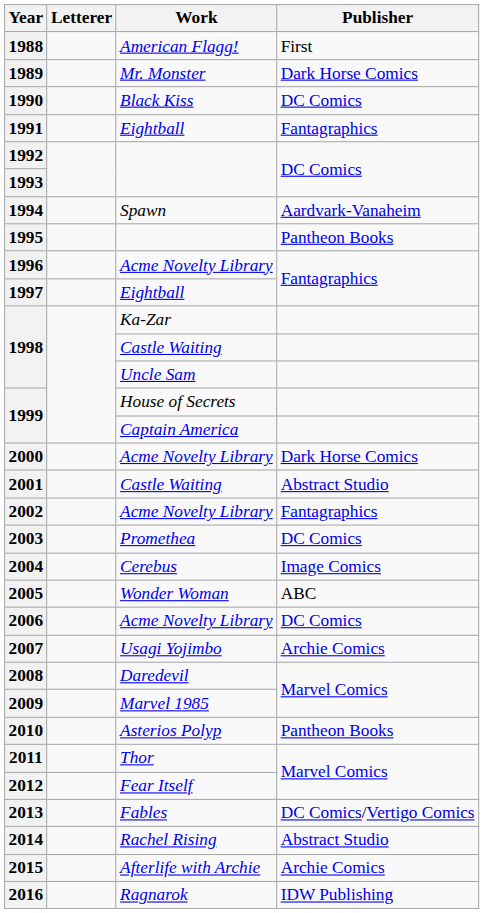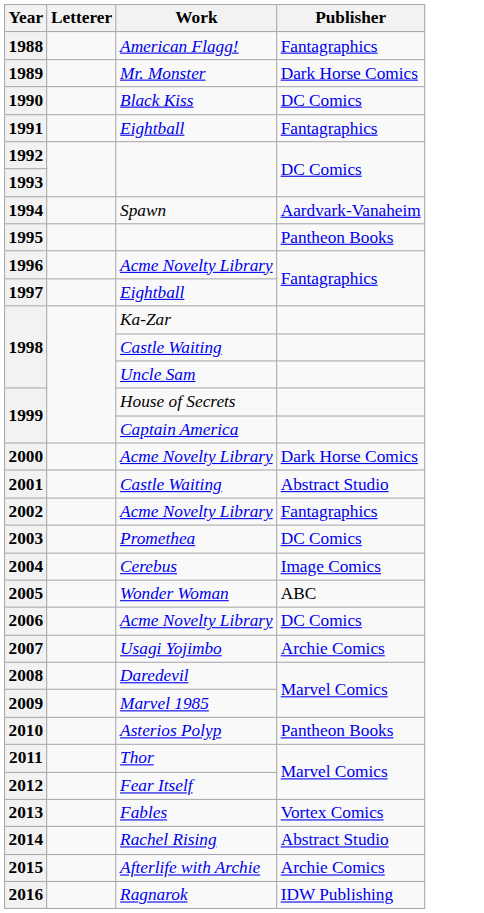(296, 45) First -> (329, 45) Fantagraphics
(378, 812) DC Comics/Vertigo Comics -> (332, 812) Vortex Comics
